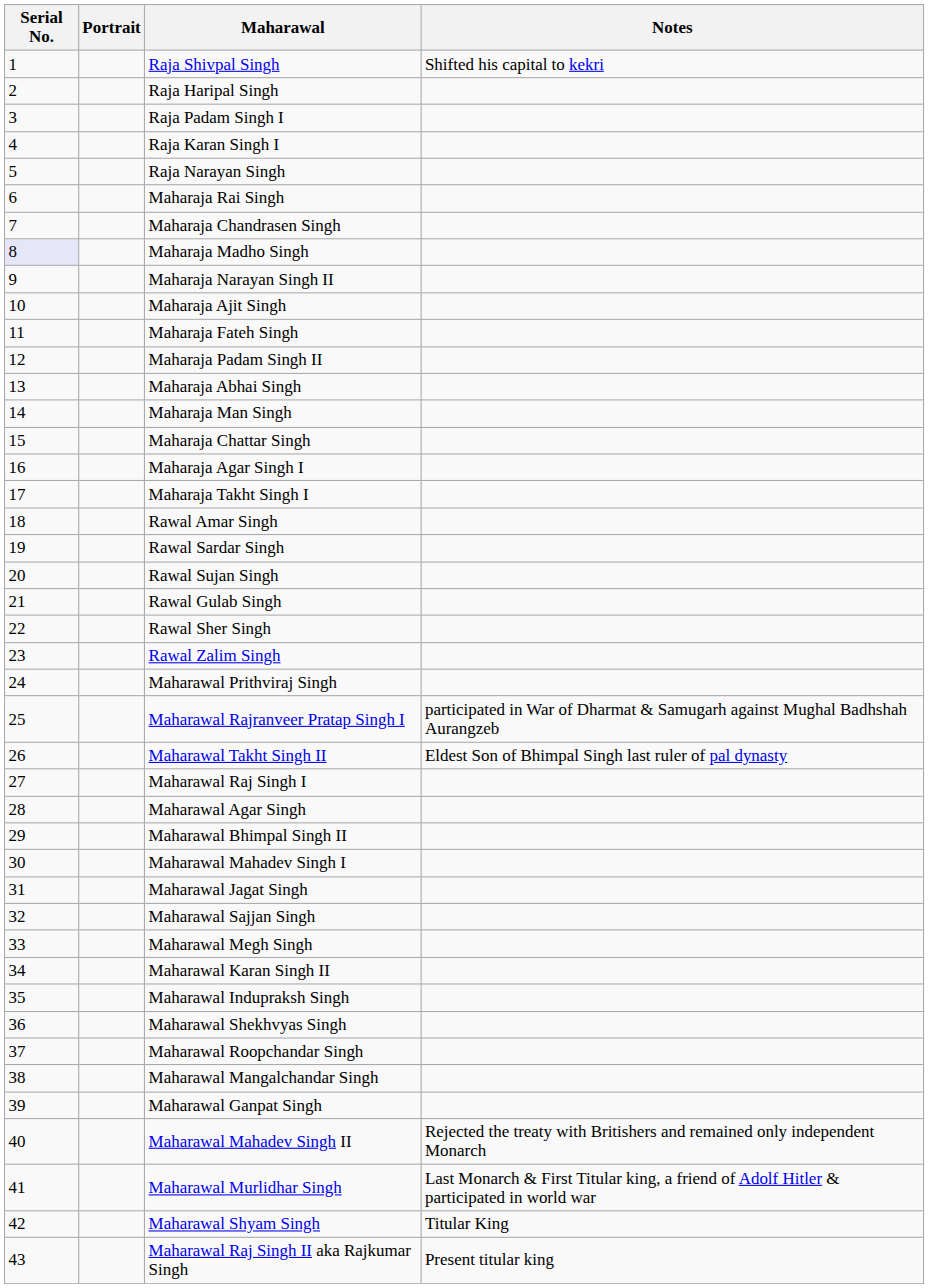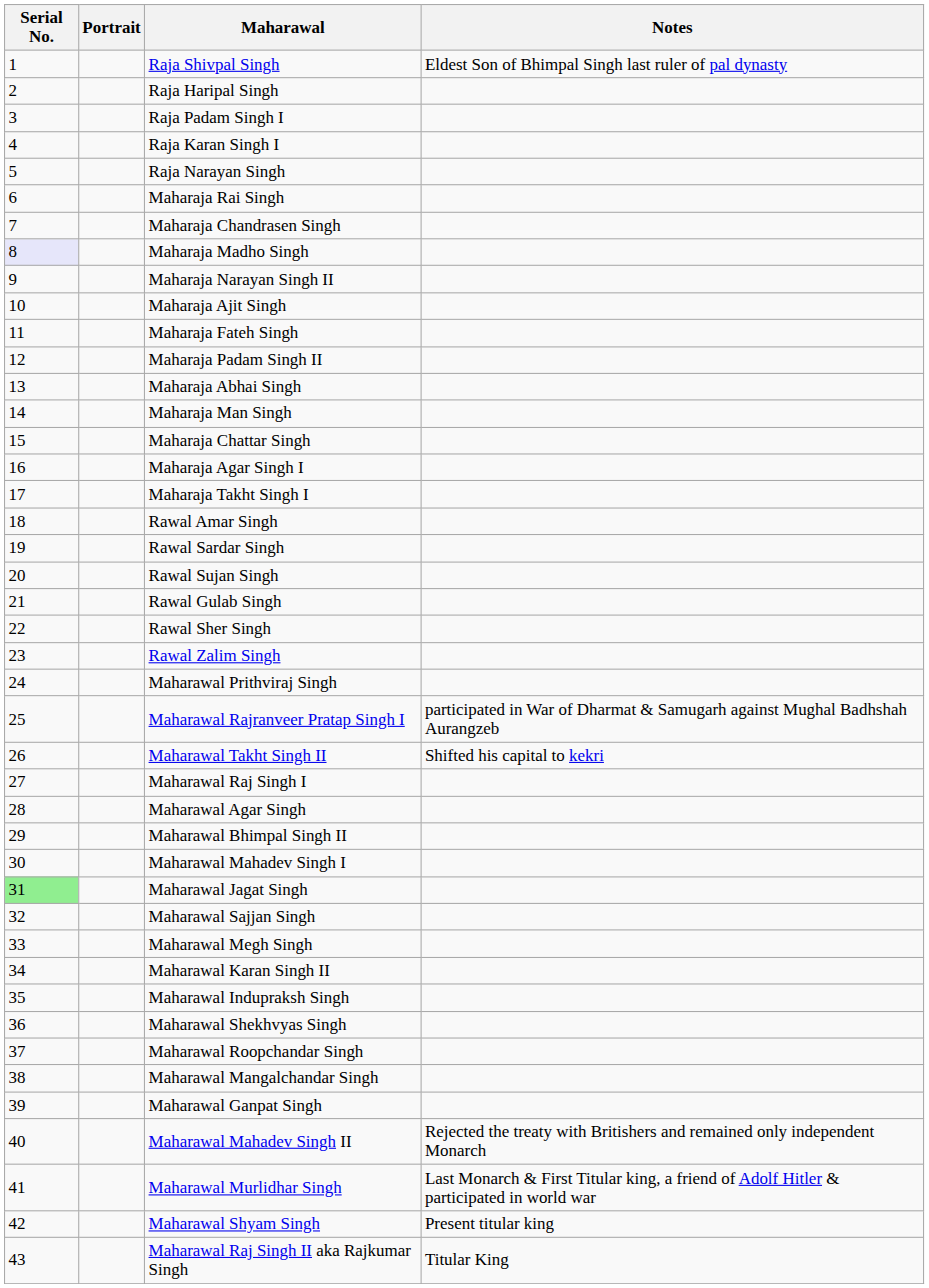(514, 63) Shifted his capital to kekri -> (606, 63) Eldest Son of Bhimpal Singh last ruler of pal dynasty
(606, 755) Eldest Son of Bhimpal Singh last ruler of pal dynasty -> (514, 755) Shifted his capital to kekri
(17, 889) no background -> (17, 889) lightgreen background
(467, 1223) Titular King -> (489, 1223) Present titular king
(489, 1260) Present titular king -> (467, 1260) Titular King
